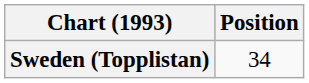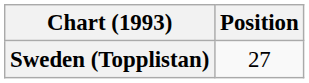(259, 58) 34 -> (259, 58) 27
